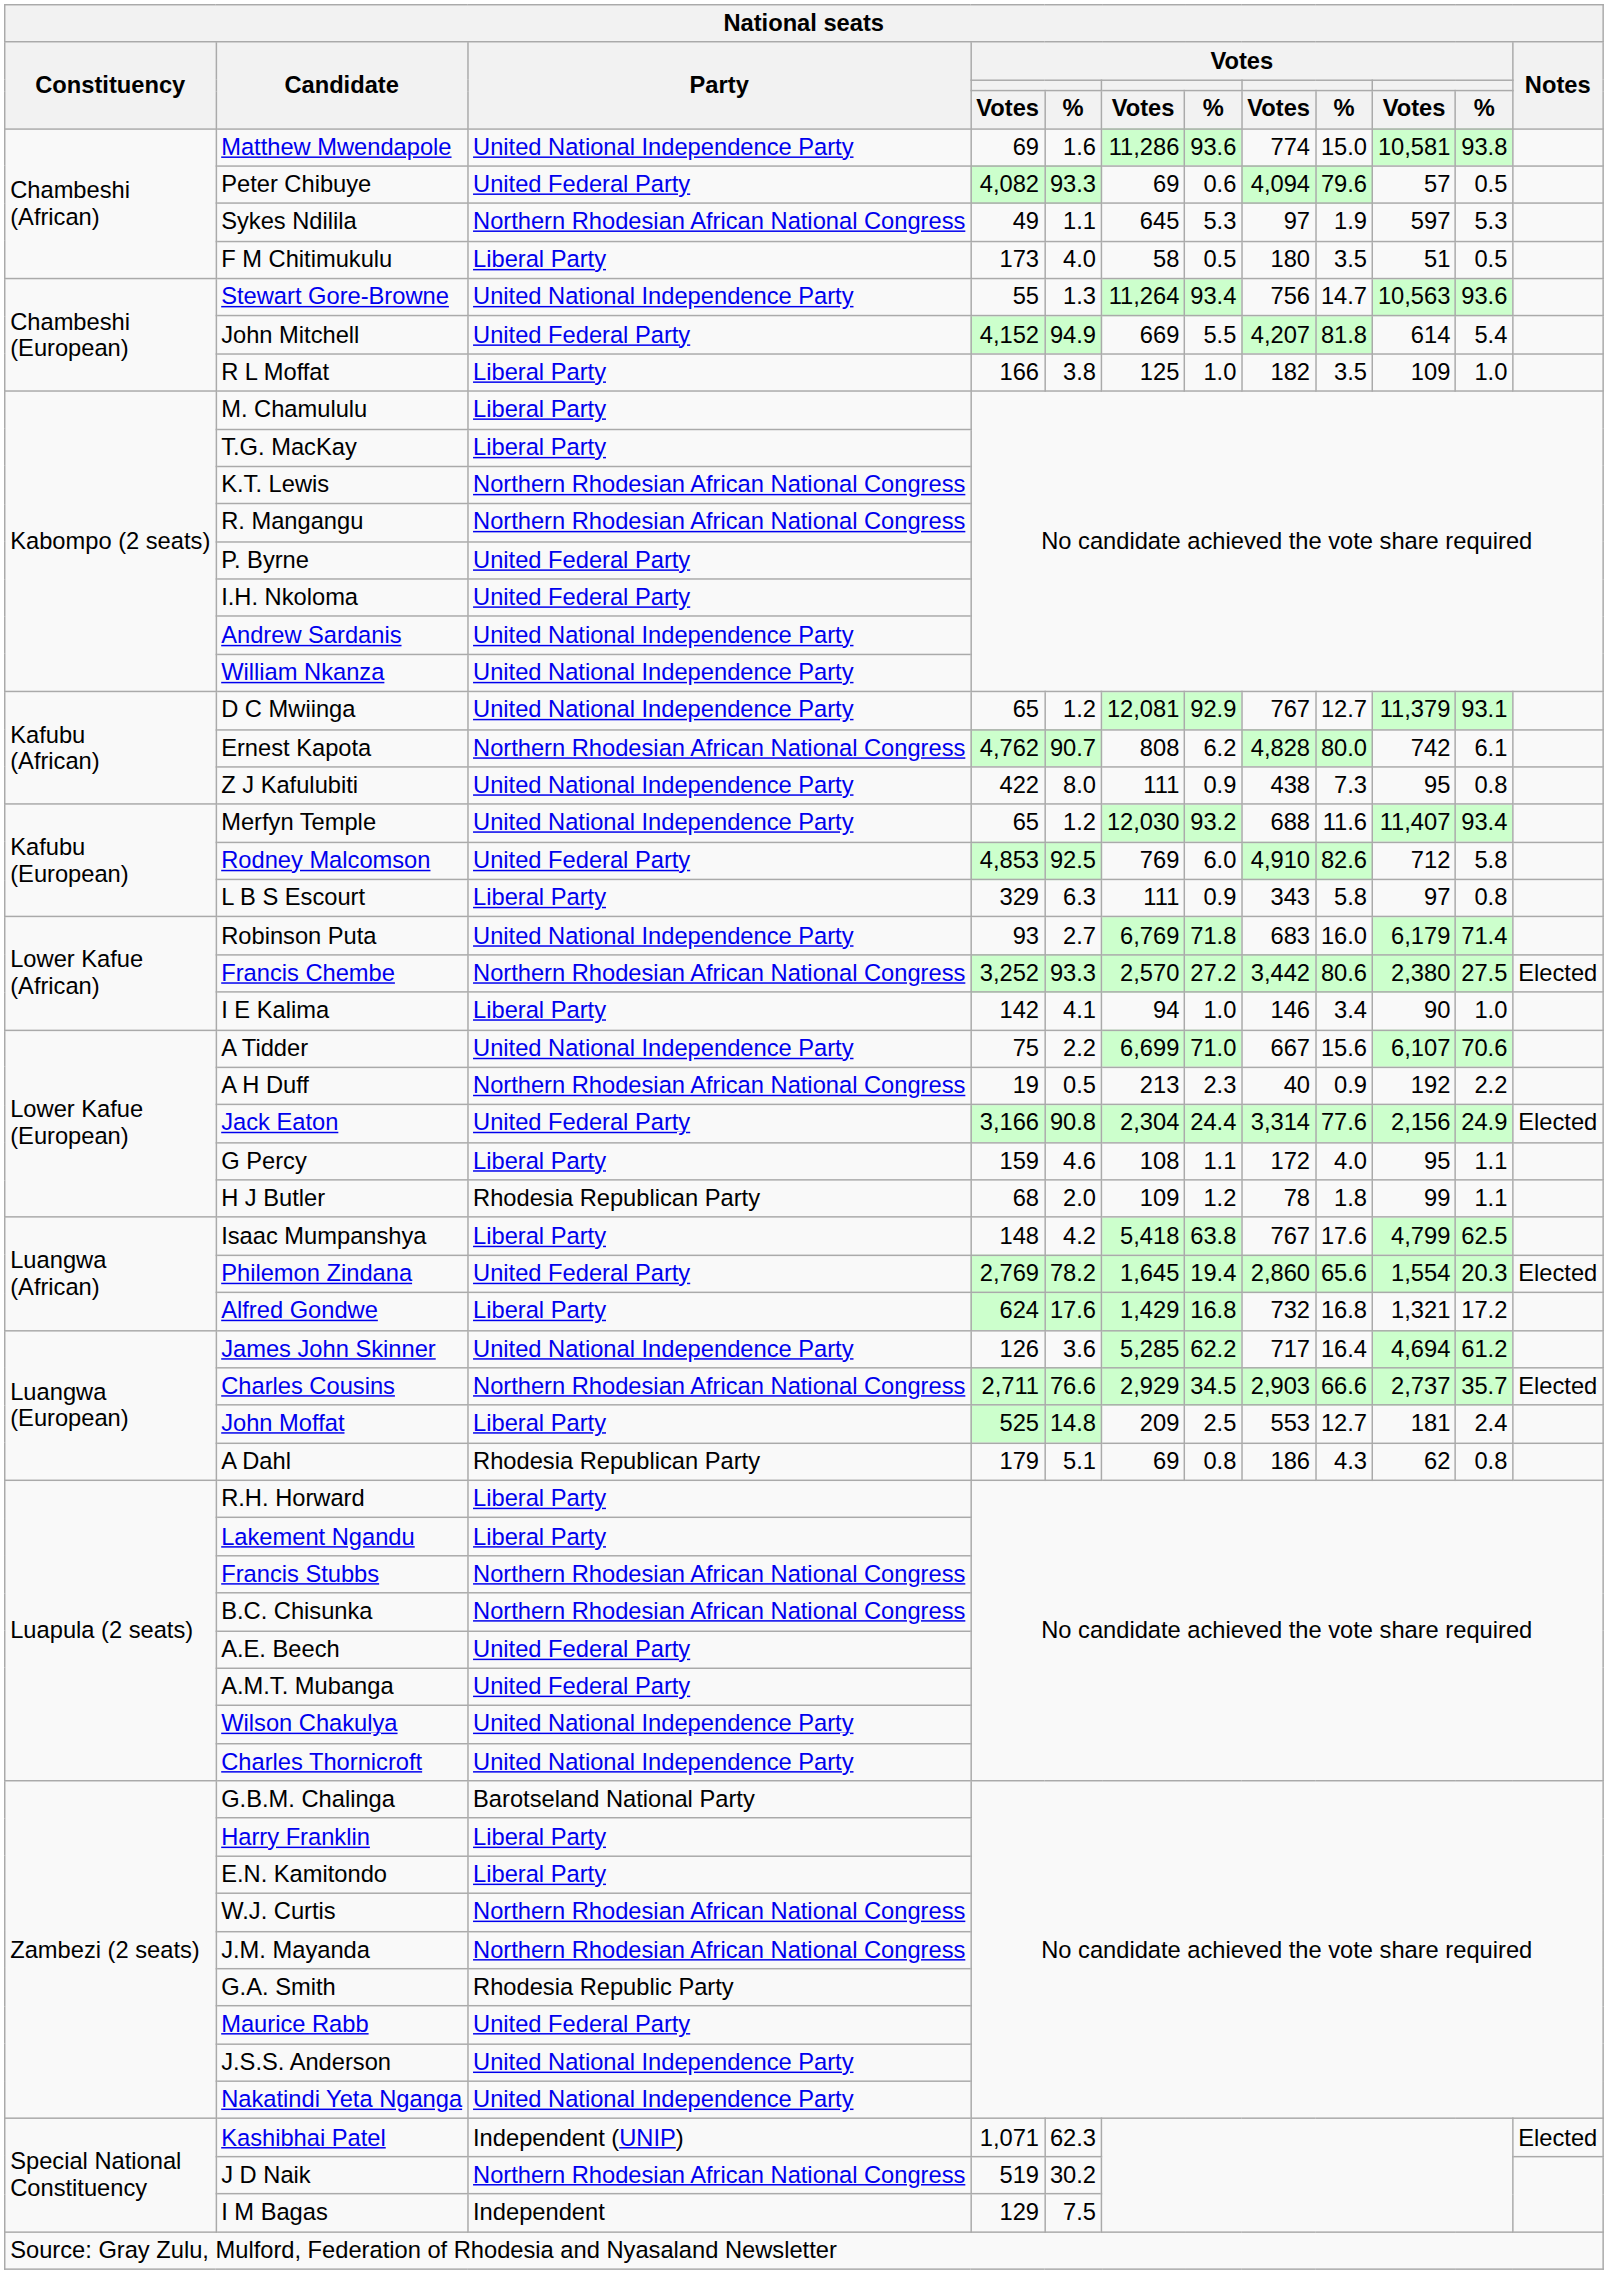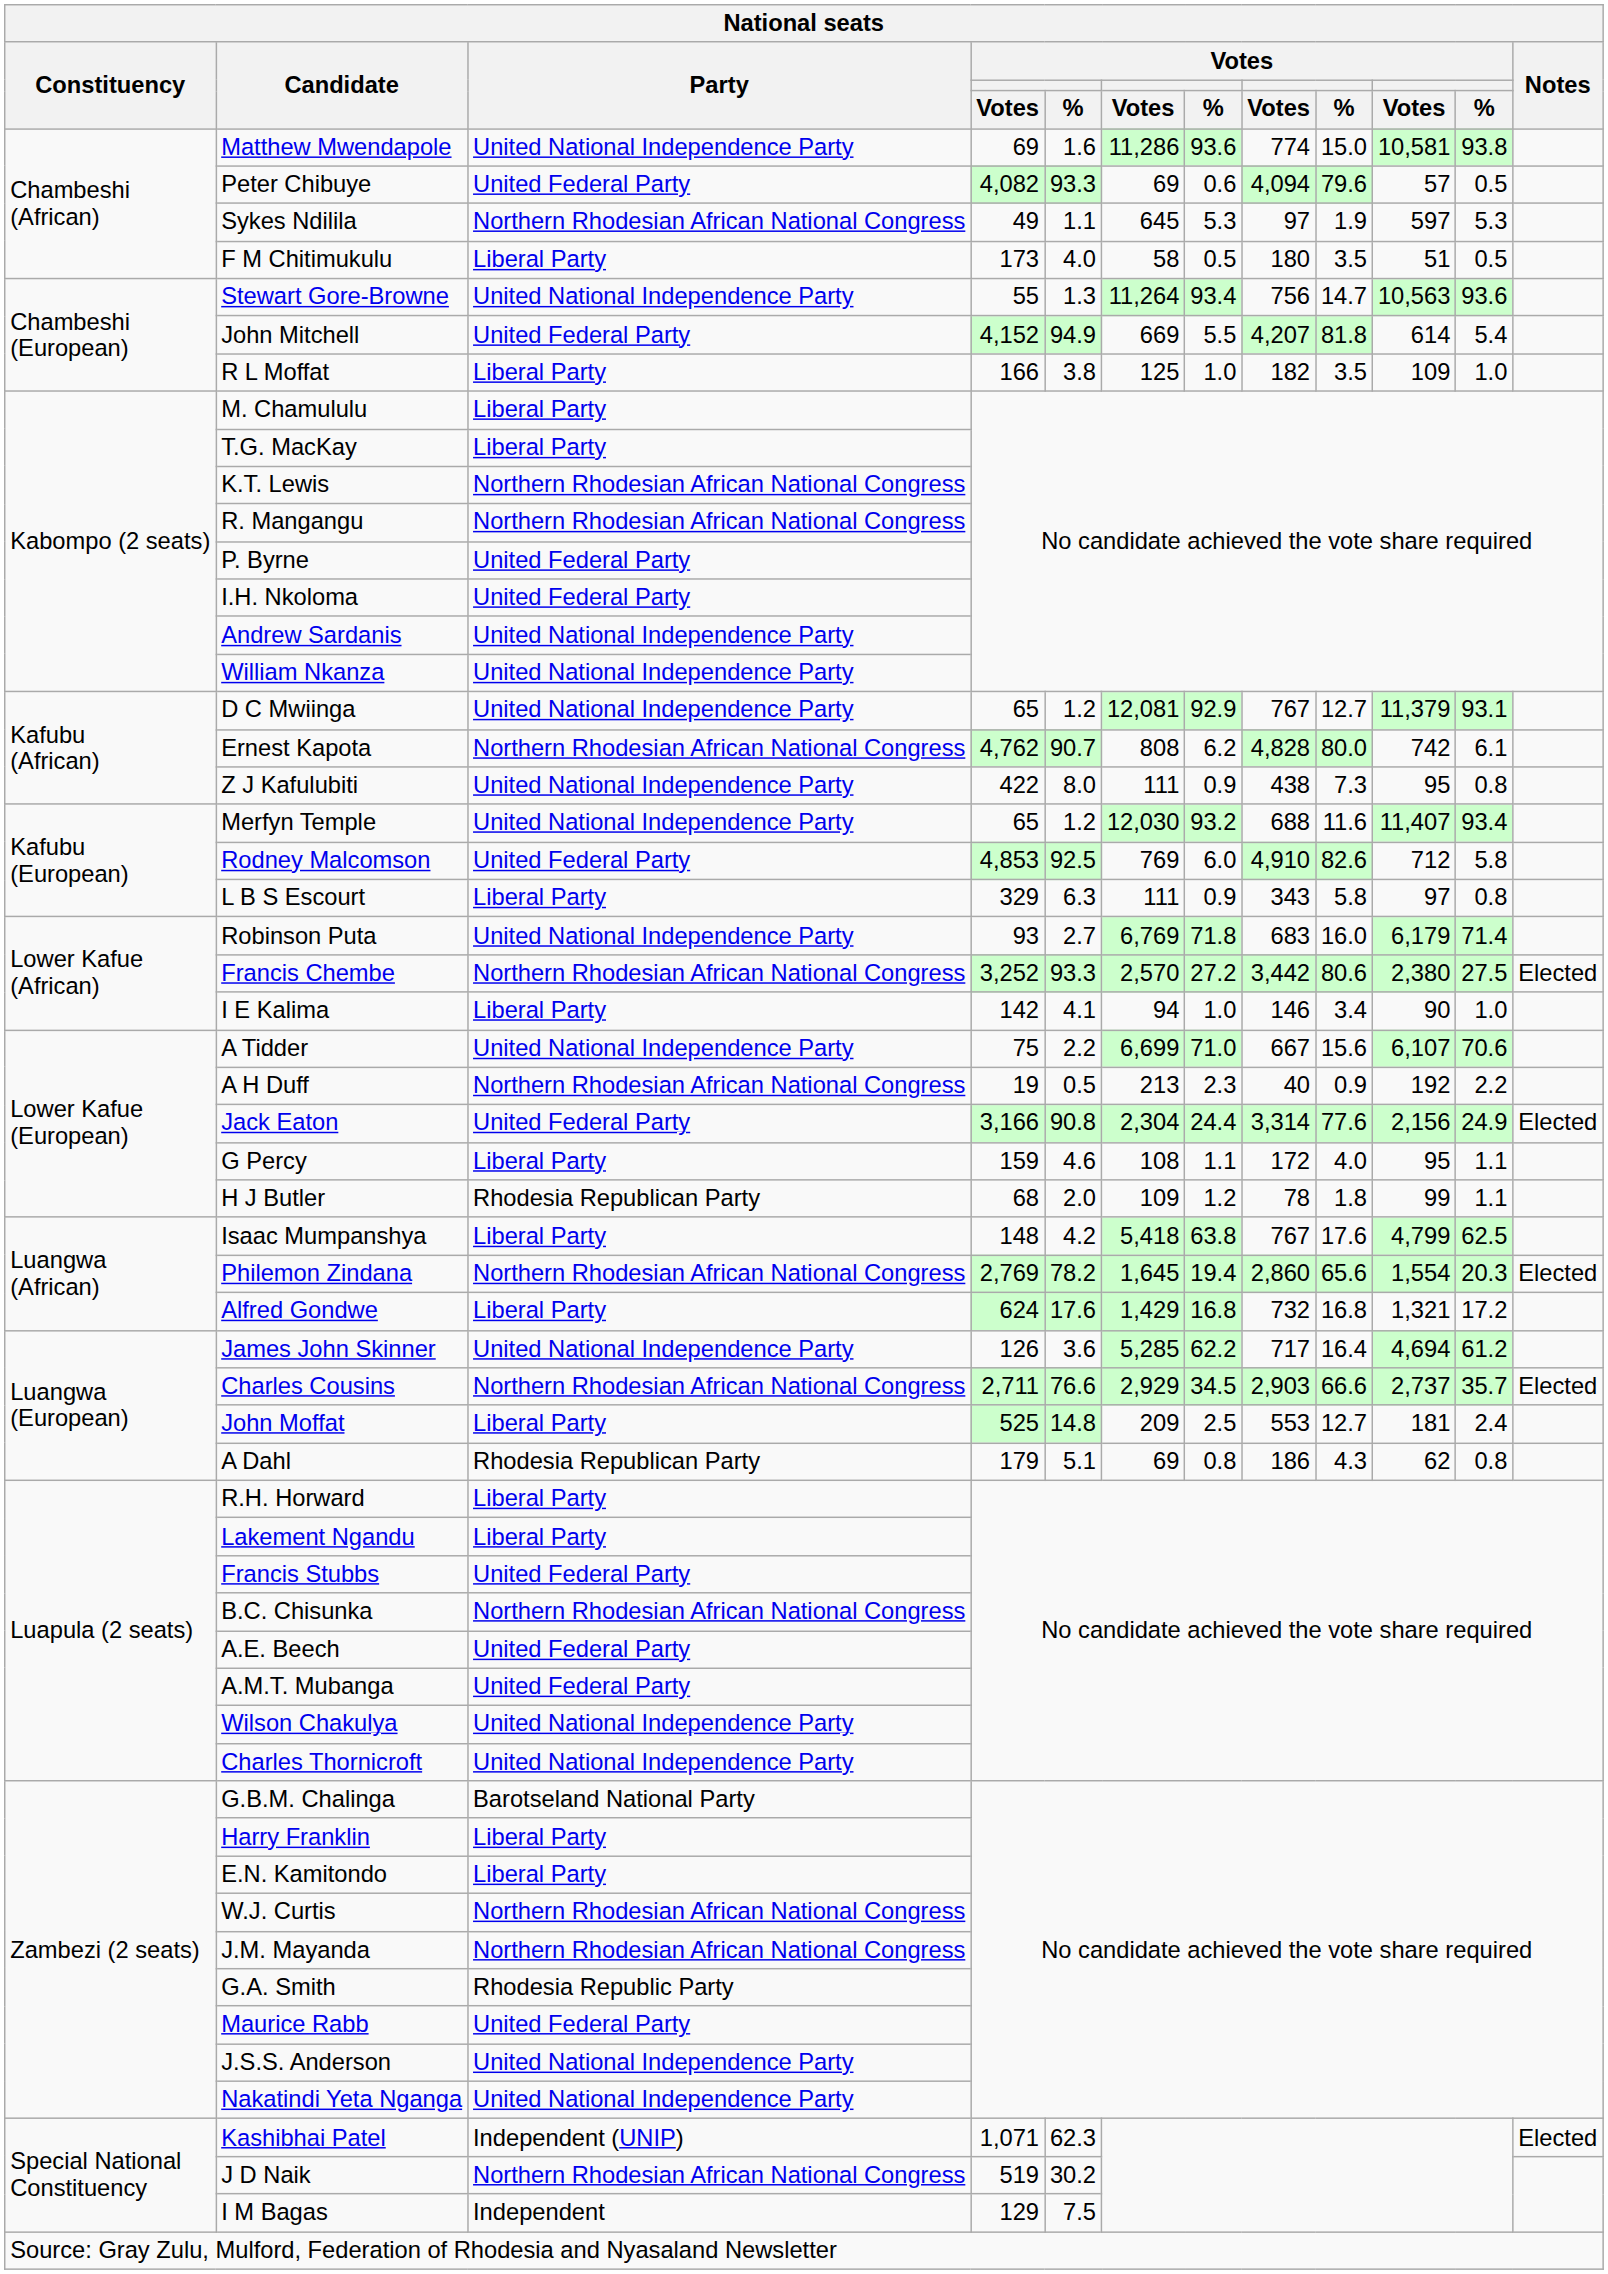(582, 1273) United Federal Party -> (719, 1273) Northern Rhodesian African National Congress
(719, 1573) Northern Rhodesian African National Congress -> (582, 1573) United Federal Party
